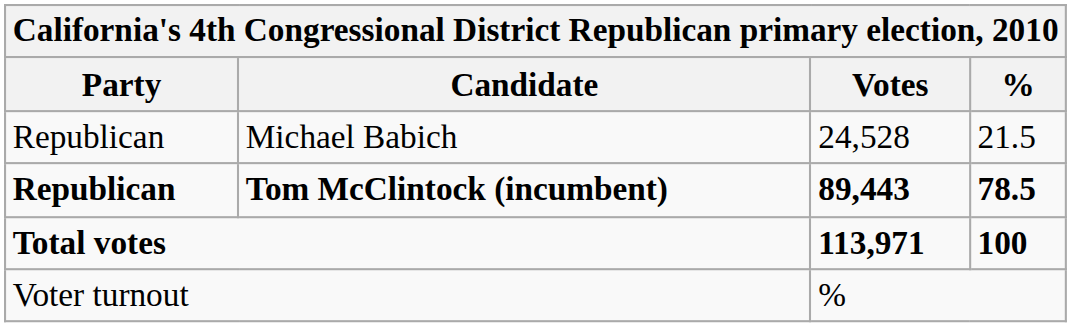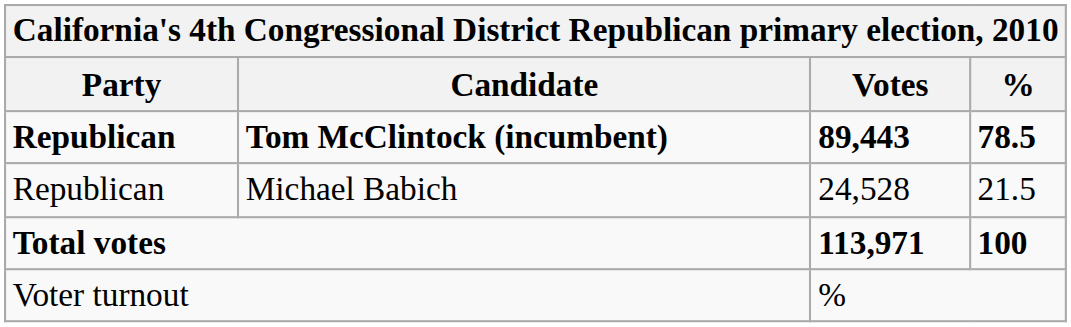rows swapped: (457, 189) <-> (352, 136)
